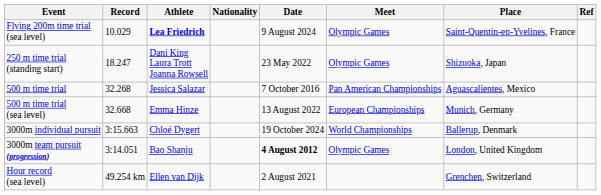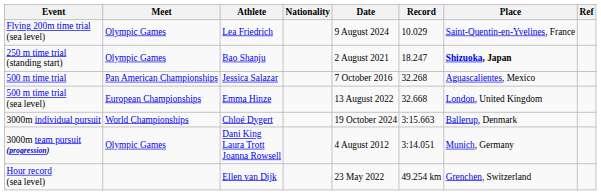columns swapped: (125, 11) <-> (385, 11)
(177, 32) bold -> (248, 32) normal
(179, 63) Dani King Laura Trott Joanna Rowsell -> (244, 58) Bao Shanju
(286, 63) 23 May 2022 -> (362, 58) 2 August 2021
(476, 63) normal -> (479, 58) bold
(480, 109) Munich, Germany -> (494, 99) London, United Kingdom
(171, 150) Bao Shanju -> (252, 145) Dani King Laura Trott Joanna Rowsell
(289, 150) bold -> (362, 145) normal
(494, 150) London, United Kingdom -> (480, 145) Munich, Germany
(289, 176) 2 August 2021 -> (359, 176) 23 May 2022
